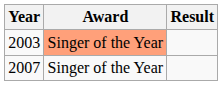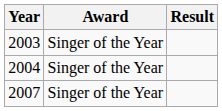(105, 42) lightsalmon background -> (105, 42) no background
+ row: (24, 67)
